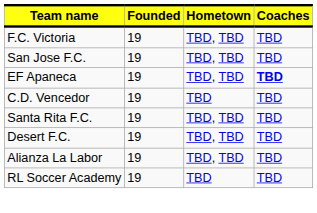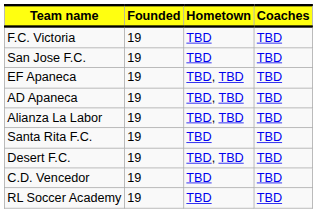(215, 37) TBD, TBD -> (199, 37) TBD
(215, 57) TBD, TBD -> (199, 57) TBD
(270, 77) bold -> (269, 77) normal
+ row: (42, 97)
rows swapped: (55, 158) <-> (48, 97)
(215, 117) TBD, TBD -> (199, 137) TBD
